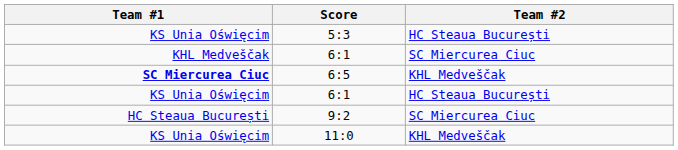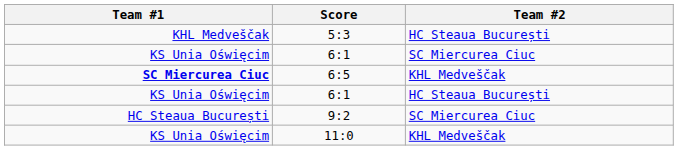(210, 35) KS Unia Oświęcim -> (221, 35) KHL Medveščak
(221, 55) KHL Medveščak -> (210, 55) KS Unia Oświęcim
